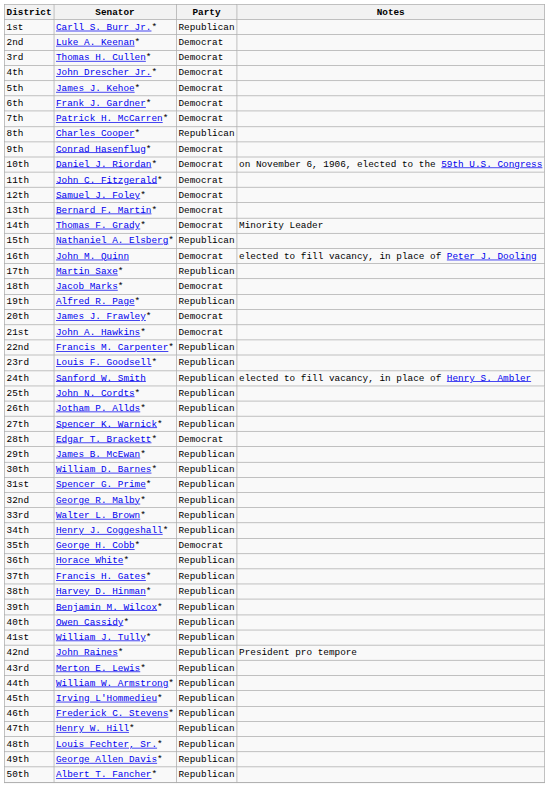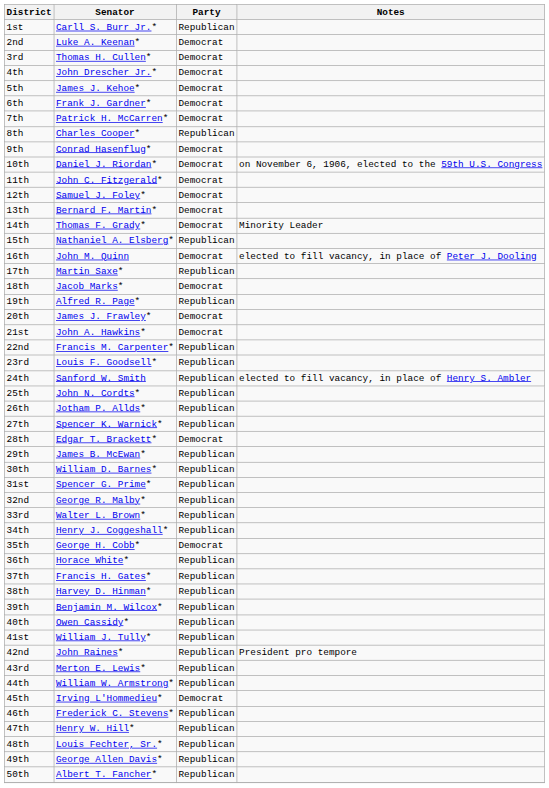(206, 698) Republican -> (201, 698) Democrat
